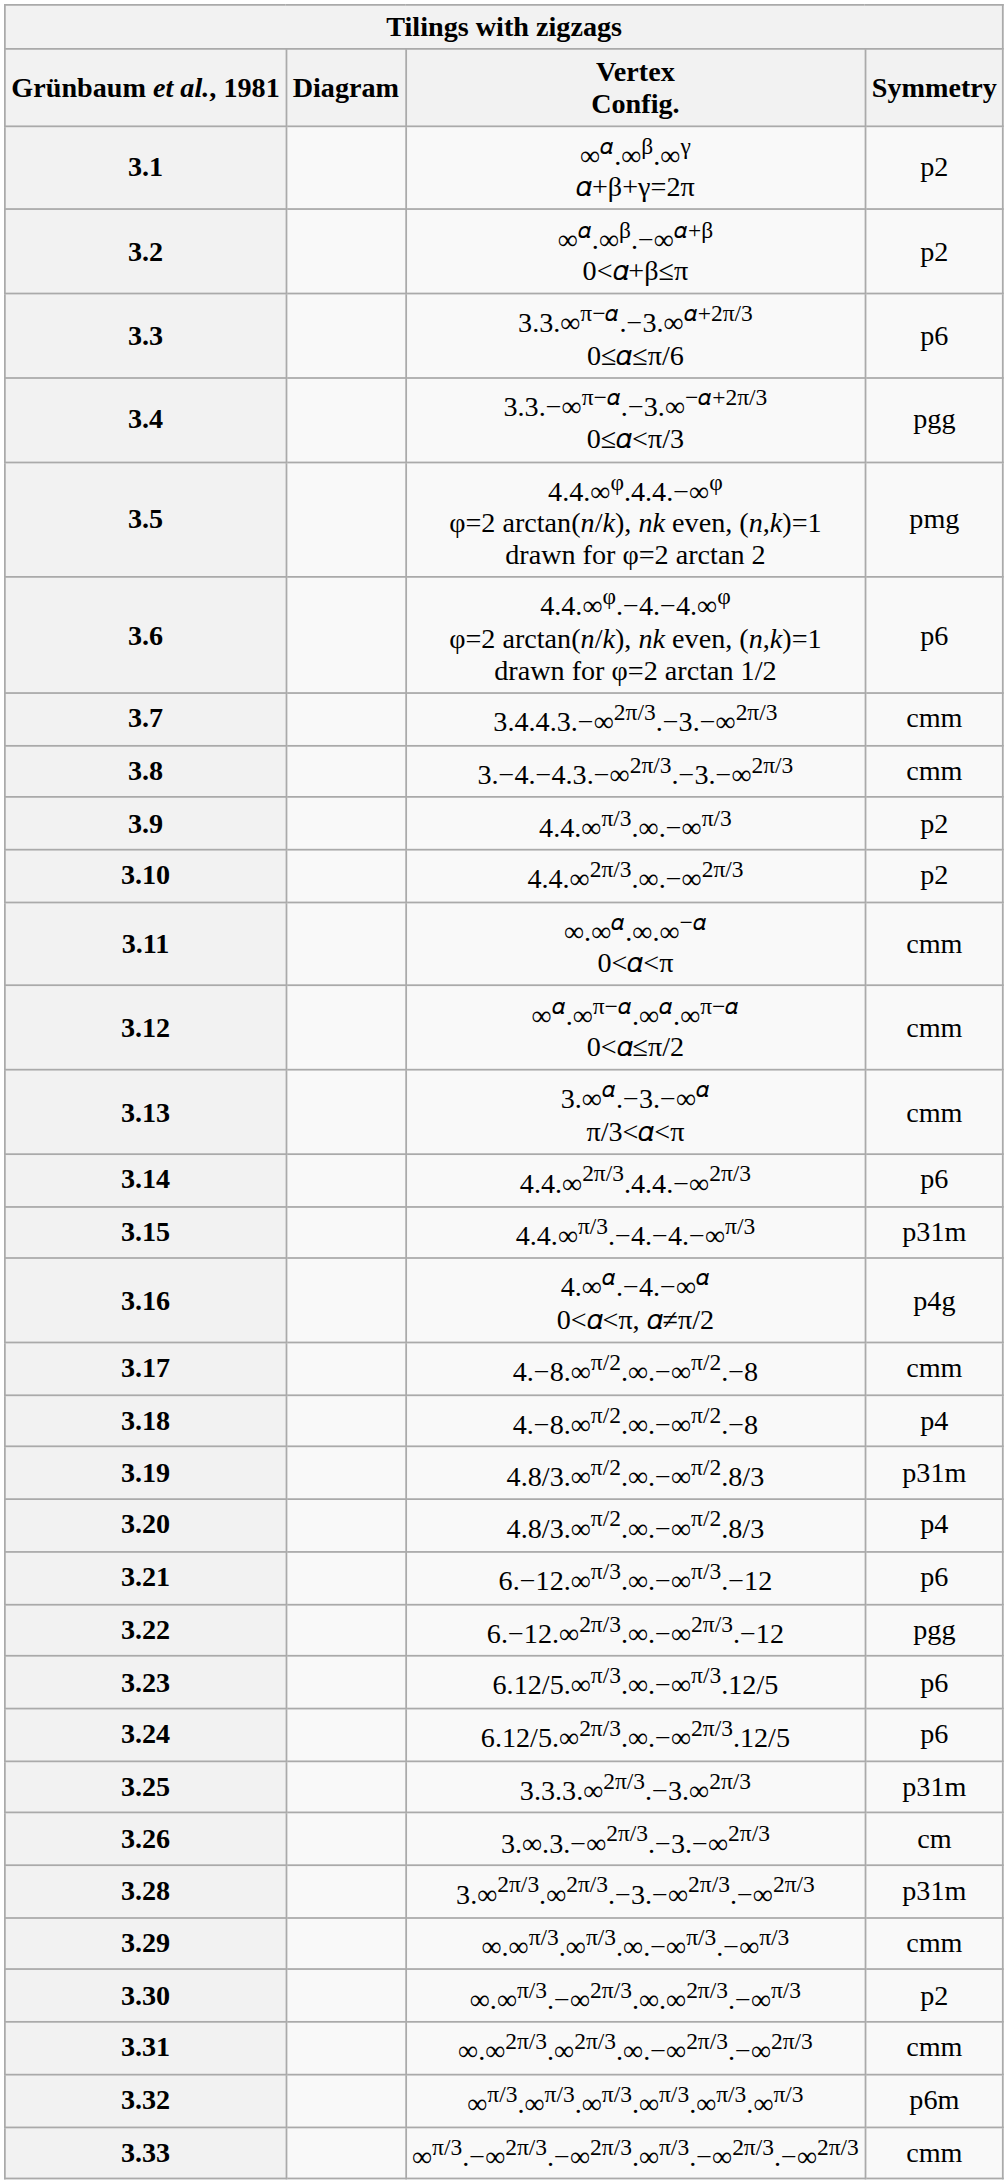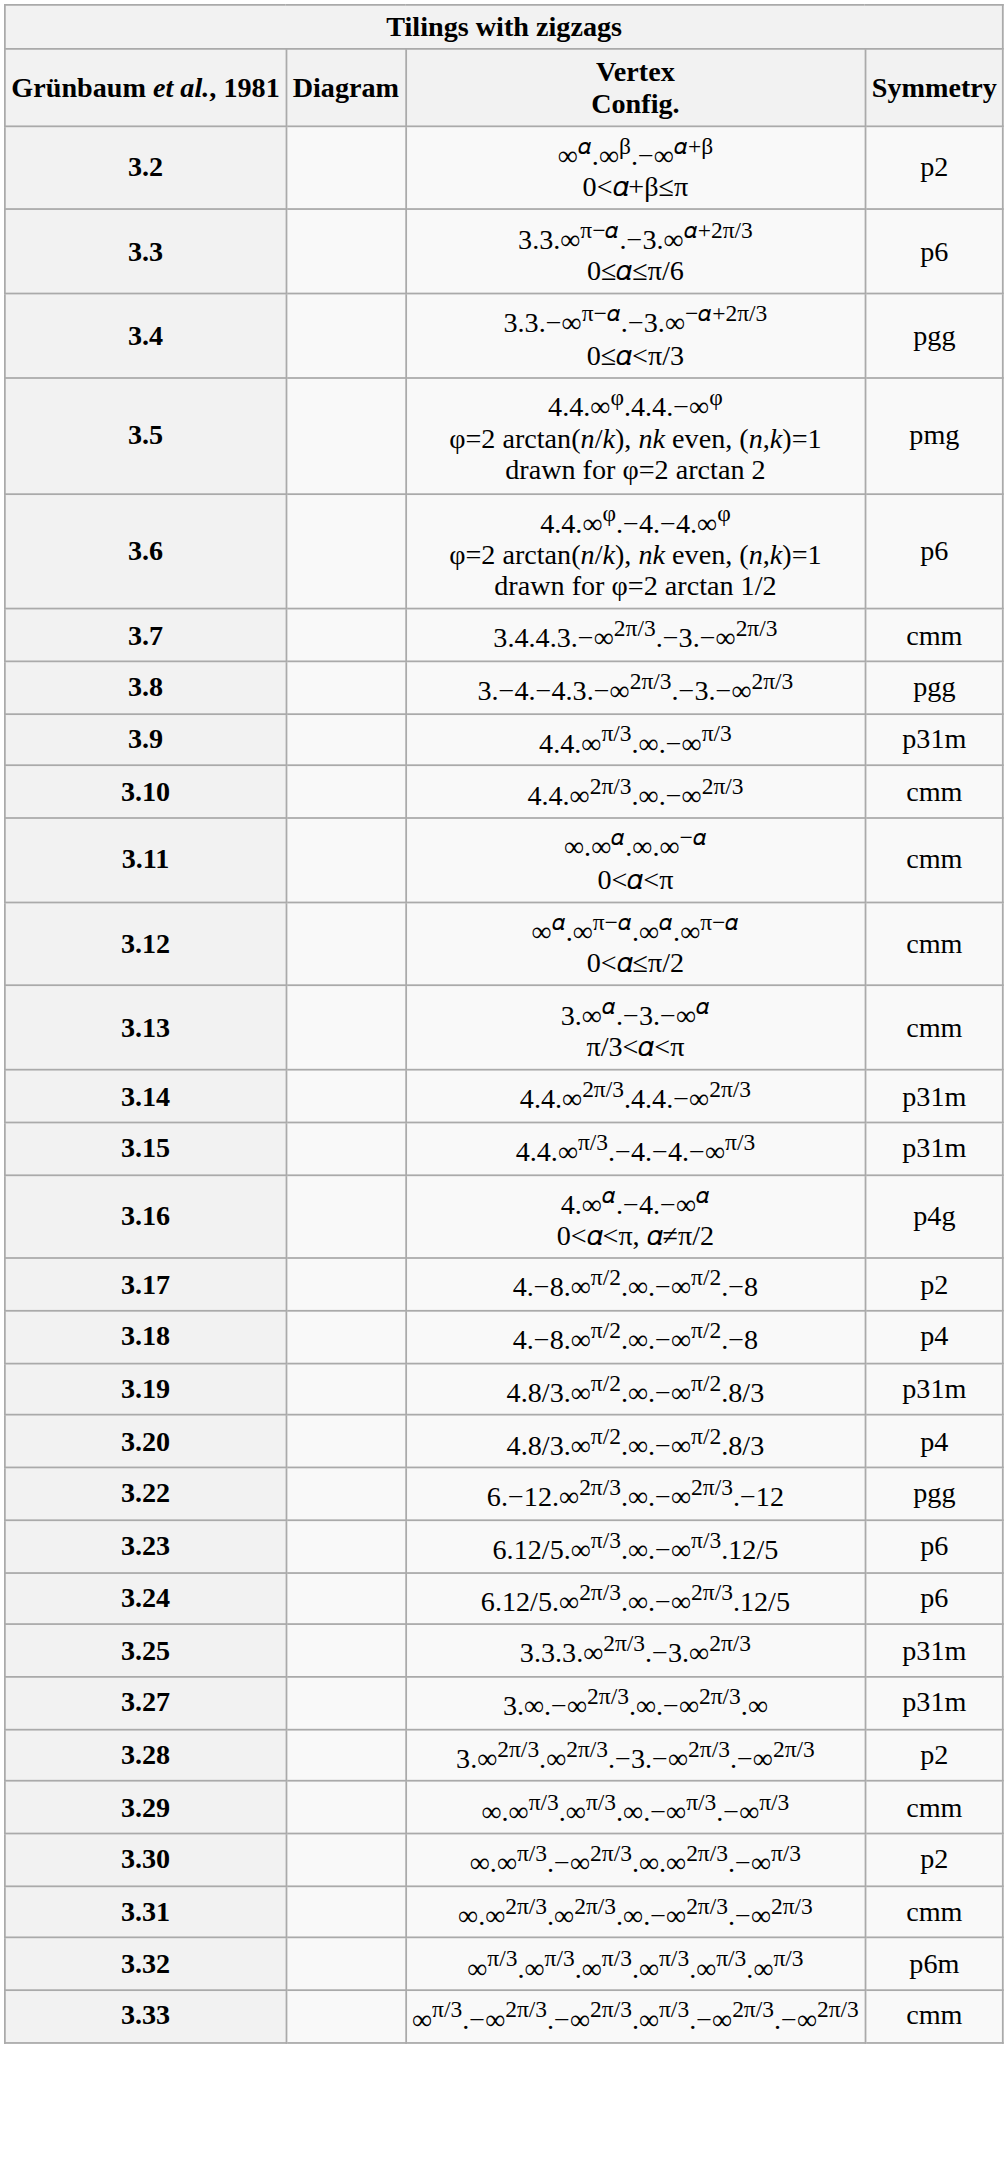- row: (146, 167)
(934, 771) cmm -> (934, 687) pgg
(934, 823) p2 -> (934, 739) p31m
(934, 875) p2 -> (934, 791) cmm
(934, 1179) p6 -> (934, 1095) p31m
(934, 1368) cmm -> (934, 1284) p2
- row: (146, 1577)
- row: (146, 1838)
+ row: (146, 1702)
(934, 1890) p31m -> (934, 1754) p2
